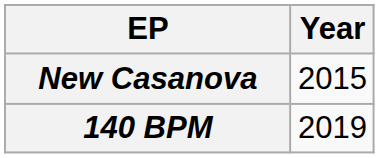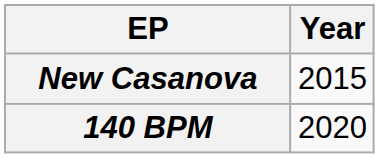(333, 127) 2019 -> (333, 127) 2020
